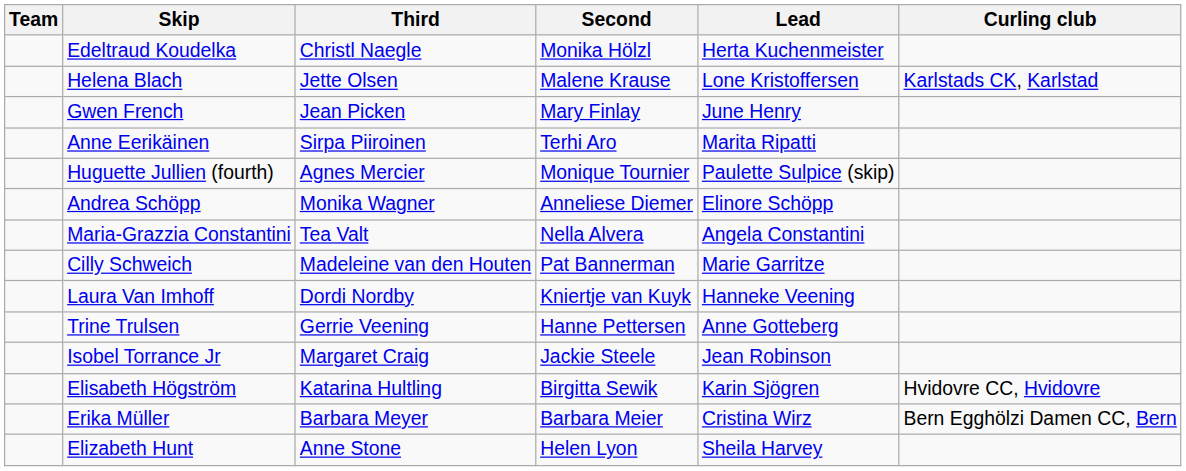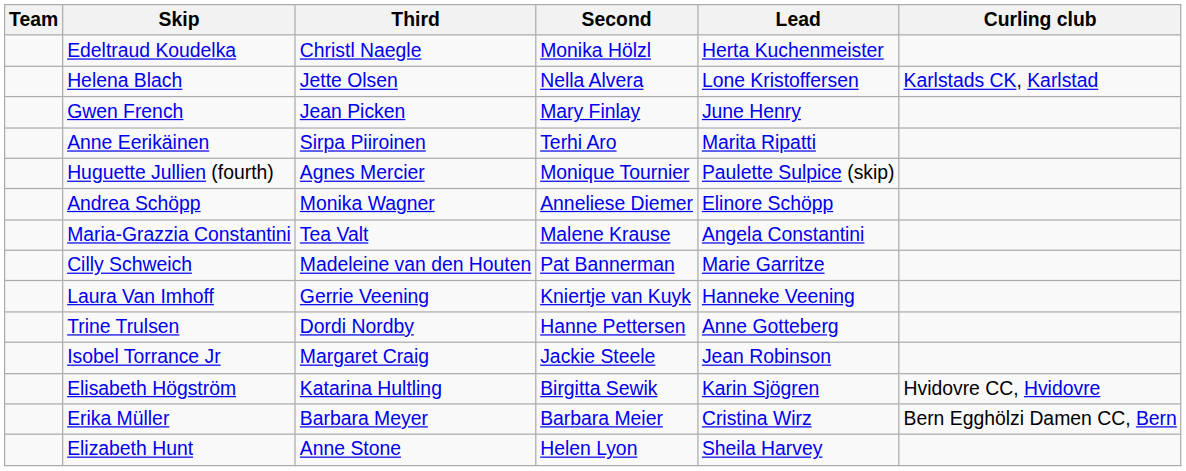(605, 81) Malene Krause -> (592, 81) Nella Alvera
(592, 234) Nella Alvera -> (605, 234) Malene Krause
(357, 296) Dordi Nordby -> (364, 296) Gerrie Veening
(364, 326) Gerrie Veening -> (357, 326) Dordi Nordby
